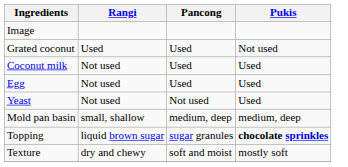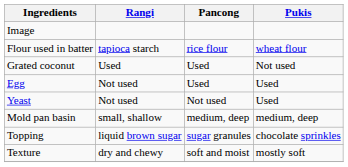+ row: (50, 48)
- row: (37, 65)
(283, 135) bold -> (298, 135) normal
